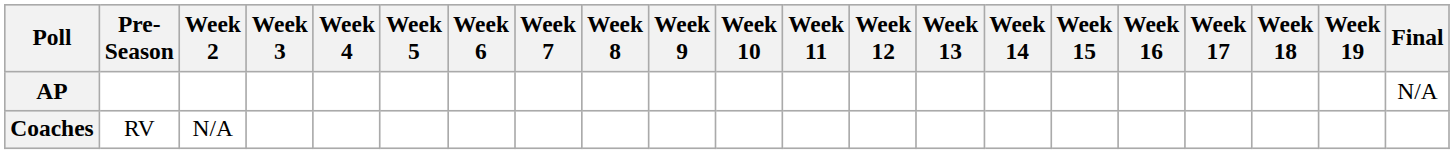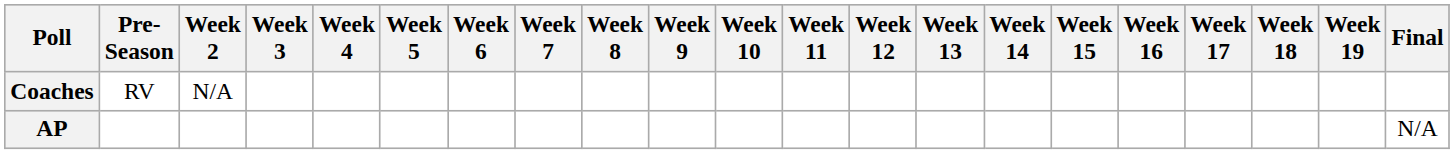rows swapped: (52, 90) <-> (52, 129)
